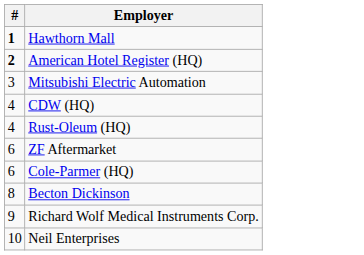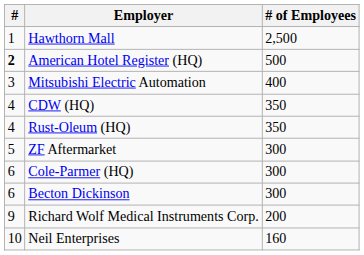+ column: (311, 15)
(11, 37) bold -> (11, 37) normal
(11, 149) 6 -> (11, 149) 5
(11, 194) 8 -> (11, 194) 6
